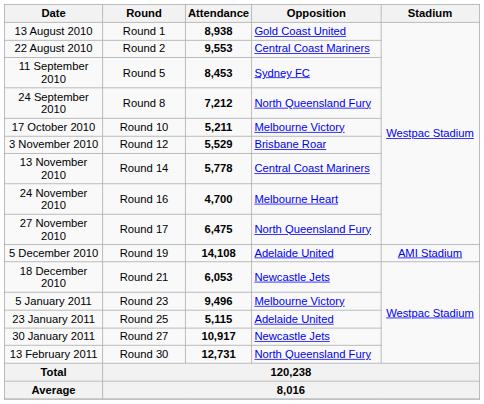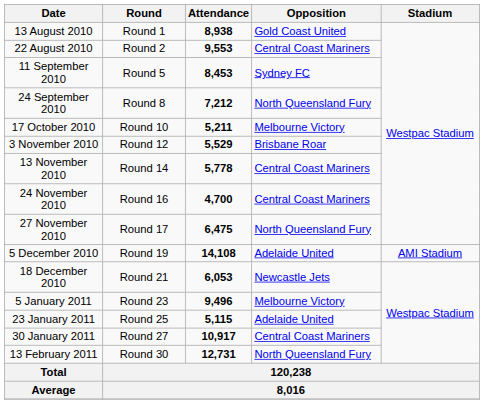(296, 199) Melbourne Heart -> (312, 199) Central Coast Mariners
(292, 337) Newcastle Jets -> (312, 337) Central Coast Mariners
